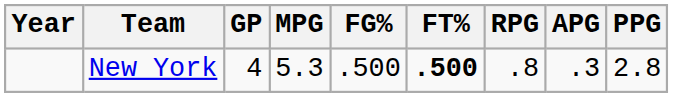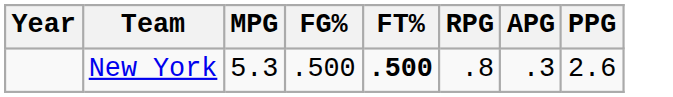- column: (246, 27)
(637, 70) 2.8 -> (592, 70) 2.6
